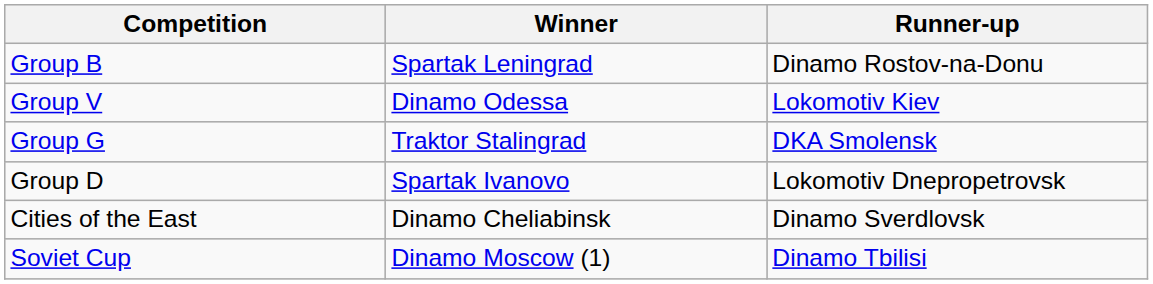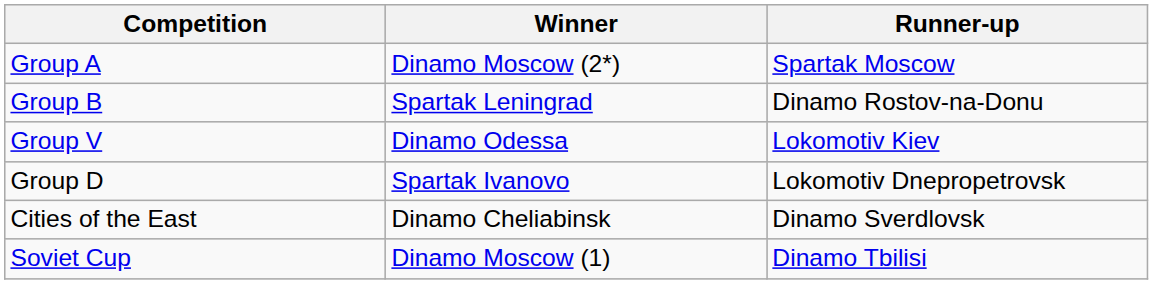+ row: (56, 63)
- row: (58, 141)
